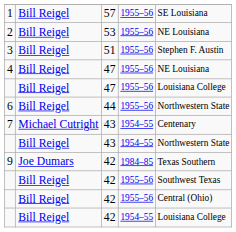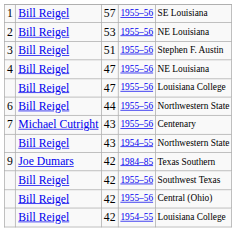(137, 124) 1954–55 -> (137, 124) 1955–56
